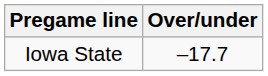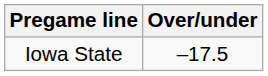(202, 53) –17.7 -> (202, 53) –17.5
